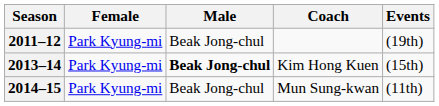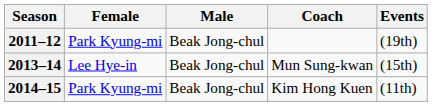(115, 64) Park Kyung-mi -> (103, 64) Lee Hye-in
(220, 64) bold -> (217, 64) normal
(328, 64) Kim Hong Kuen -> (322, 64) Mun Sung-kwan
(328, 88) Mun Sung-kwan -> (322, 88) Kim Hong Kuen
